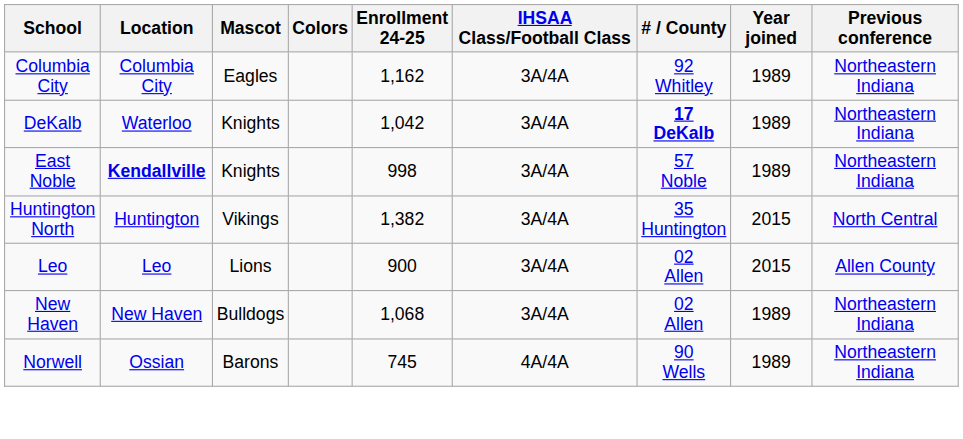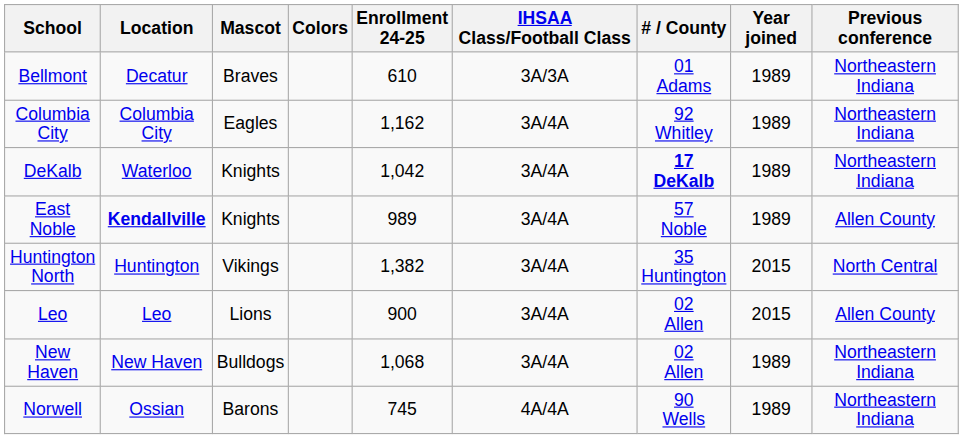+ row: (53, 76)
(402, 171) 998 -> (402, 219) 989
(885, 171) Northeastern Indiana -> (885, 219) Allen County
